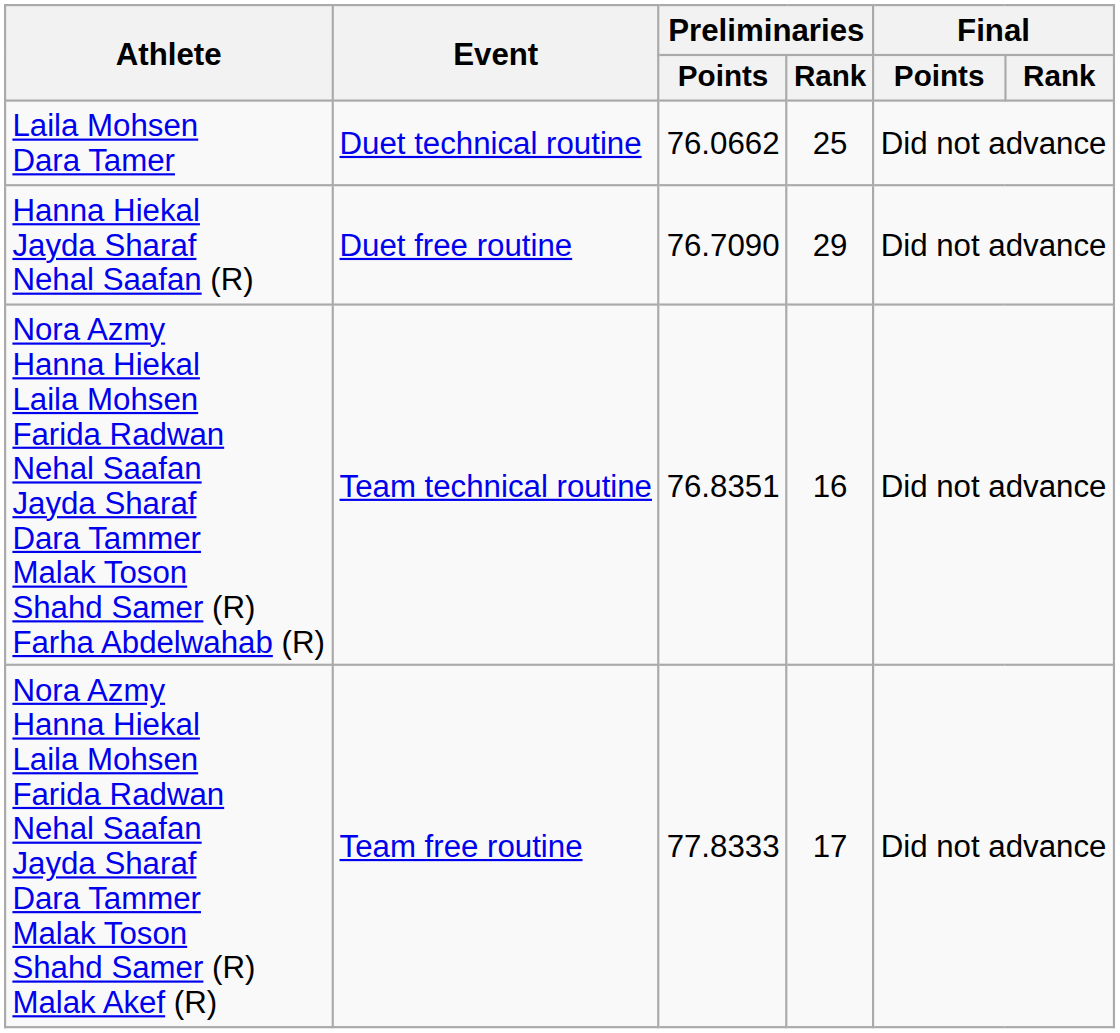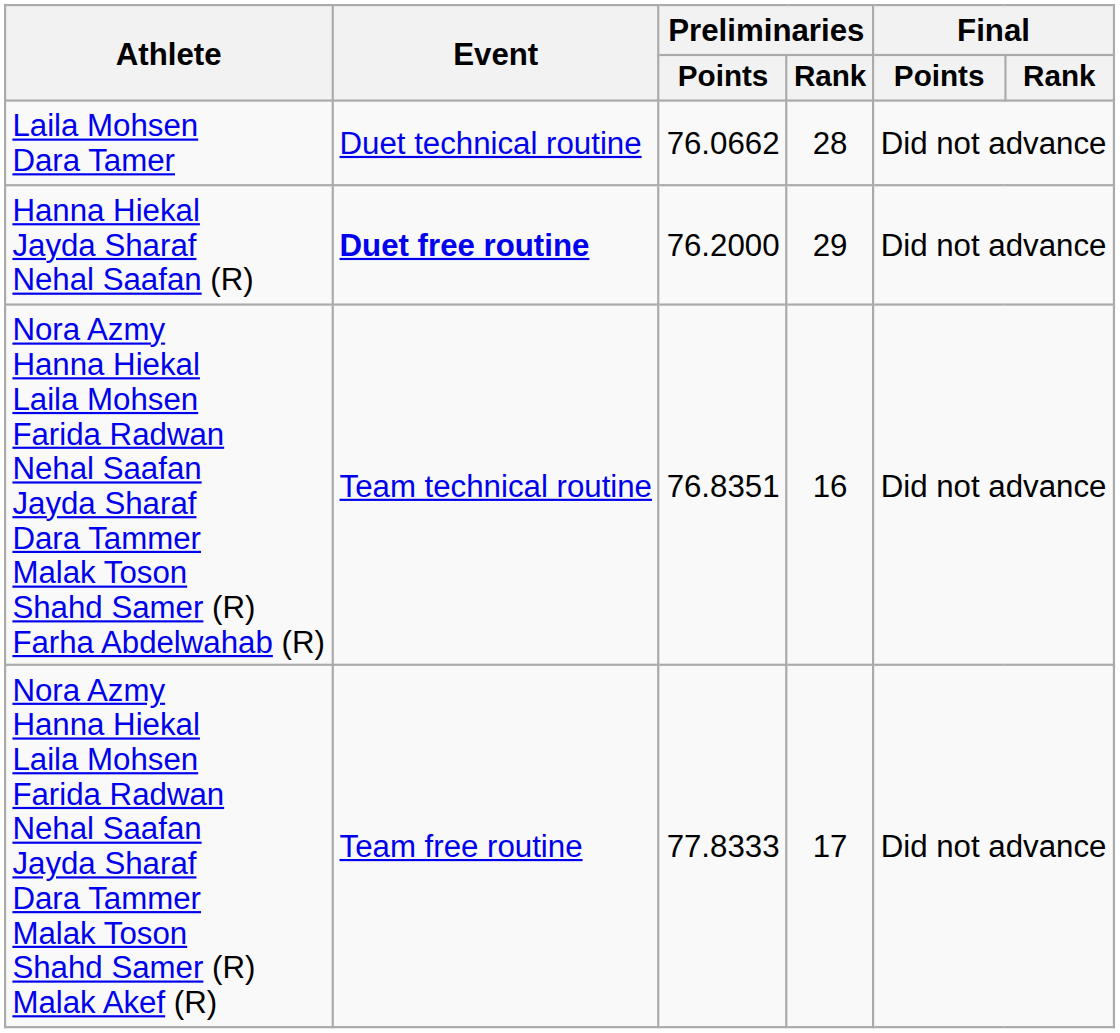(830, 143) 25 -> (830, 143) 28
(456, 245) normal -> (464, 245) bold
(723, 245) 76.7090 -> (723, 245) 76.2000
